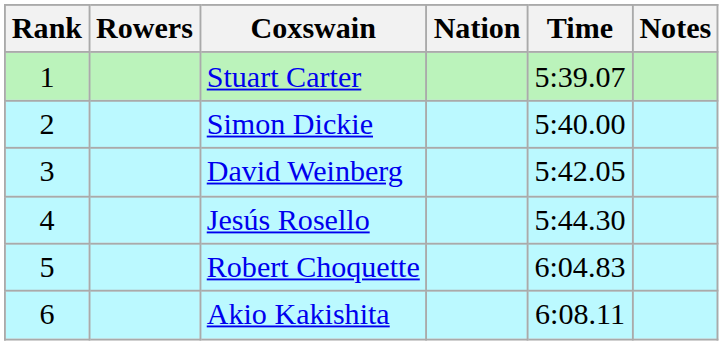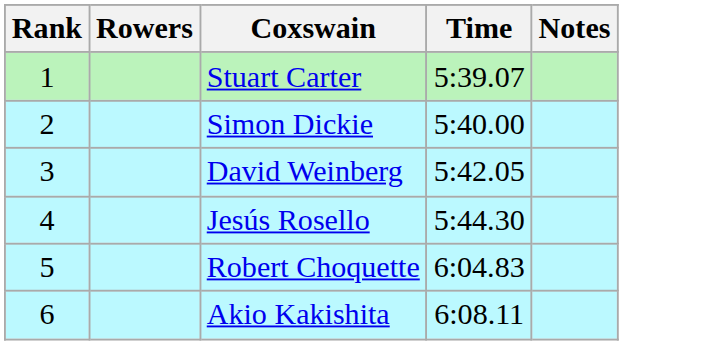- column: (477, 28)
